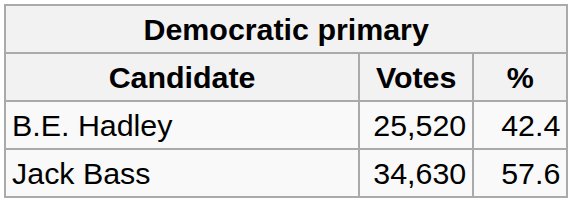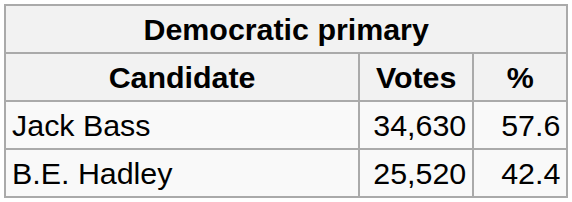rows swapped: (81, 174) <-> (92, 126)
